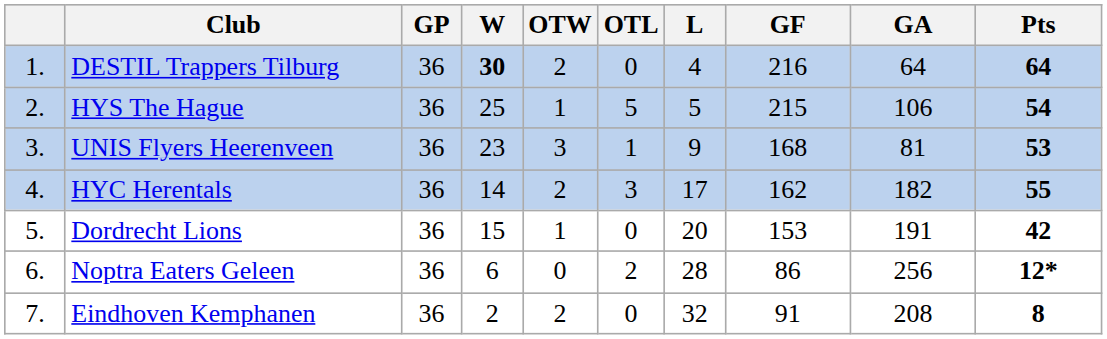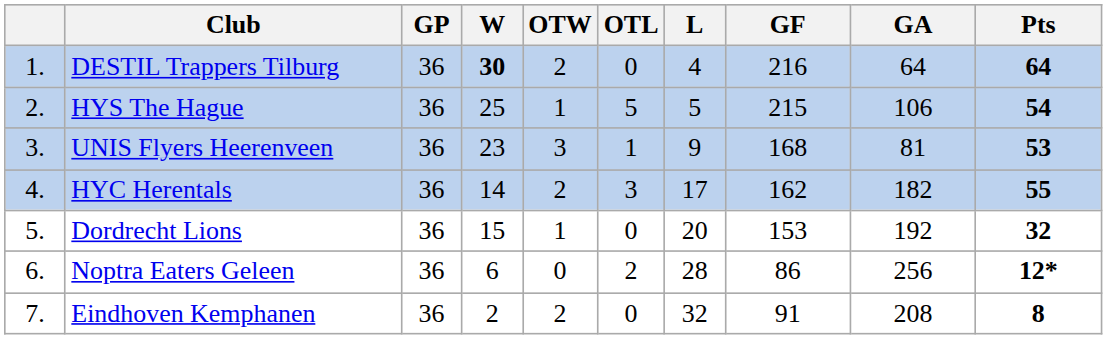(913, 230) 191 -> (913, 230) 192
(1038, 230) 42 -> (1038, 230) 32
